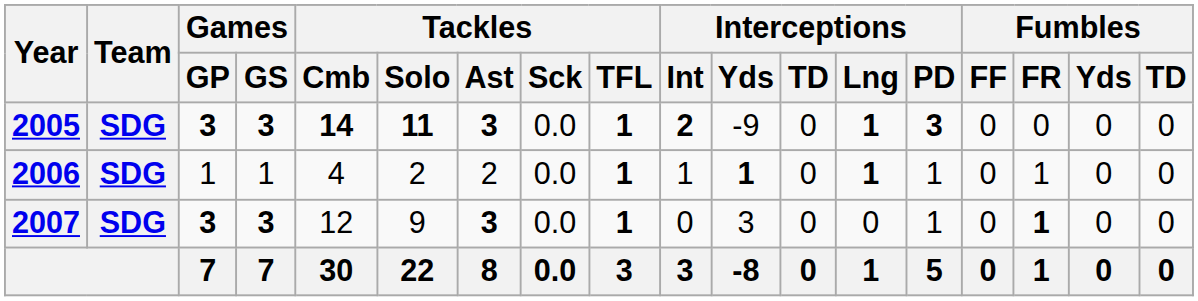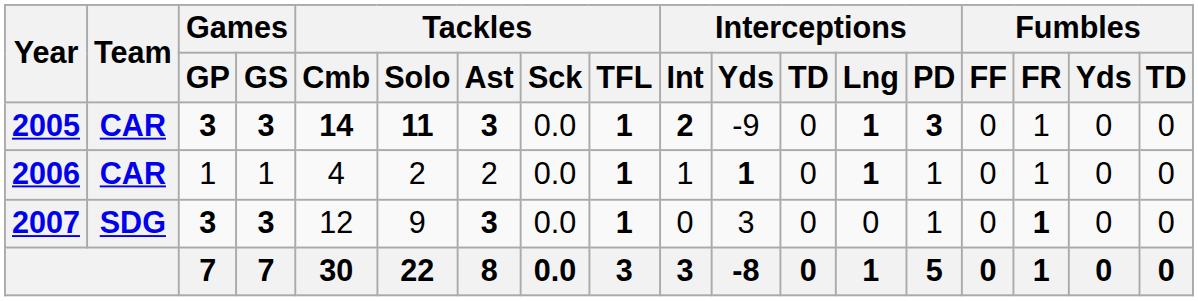(133, 125) SDG -> (133, 125) CAR
(1041, 125) 0 -> (1041, 125) 1
(133, 174) SDG -> (133, 174) CAR
